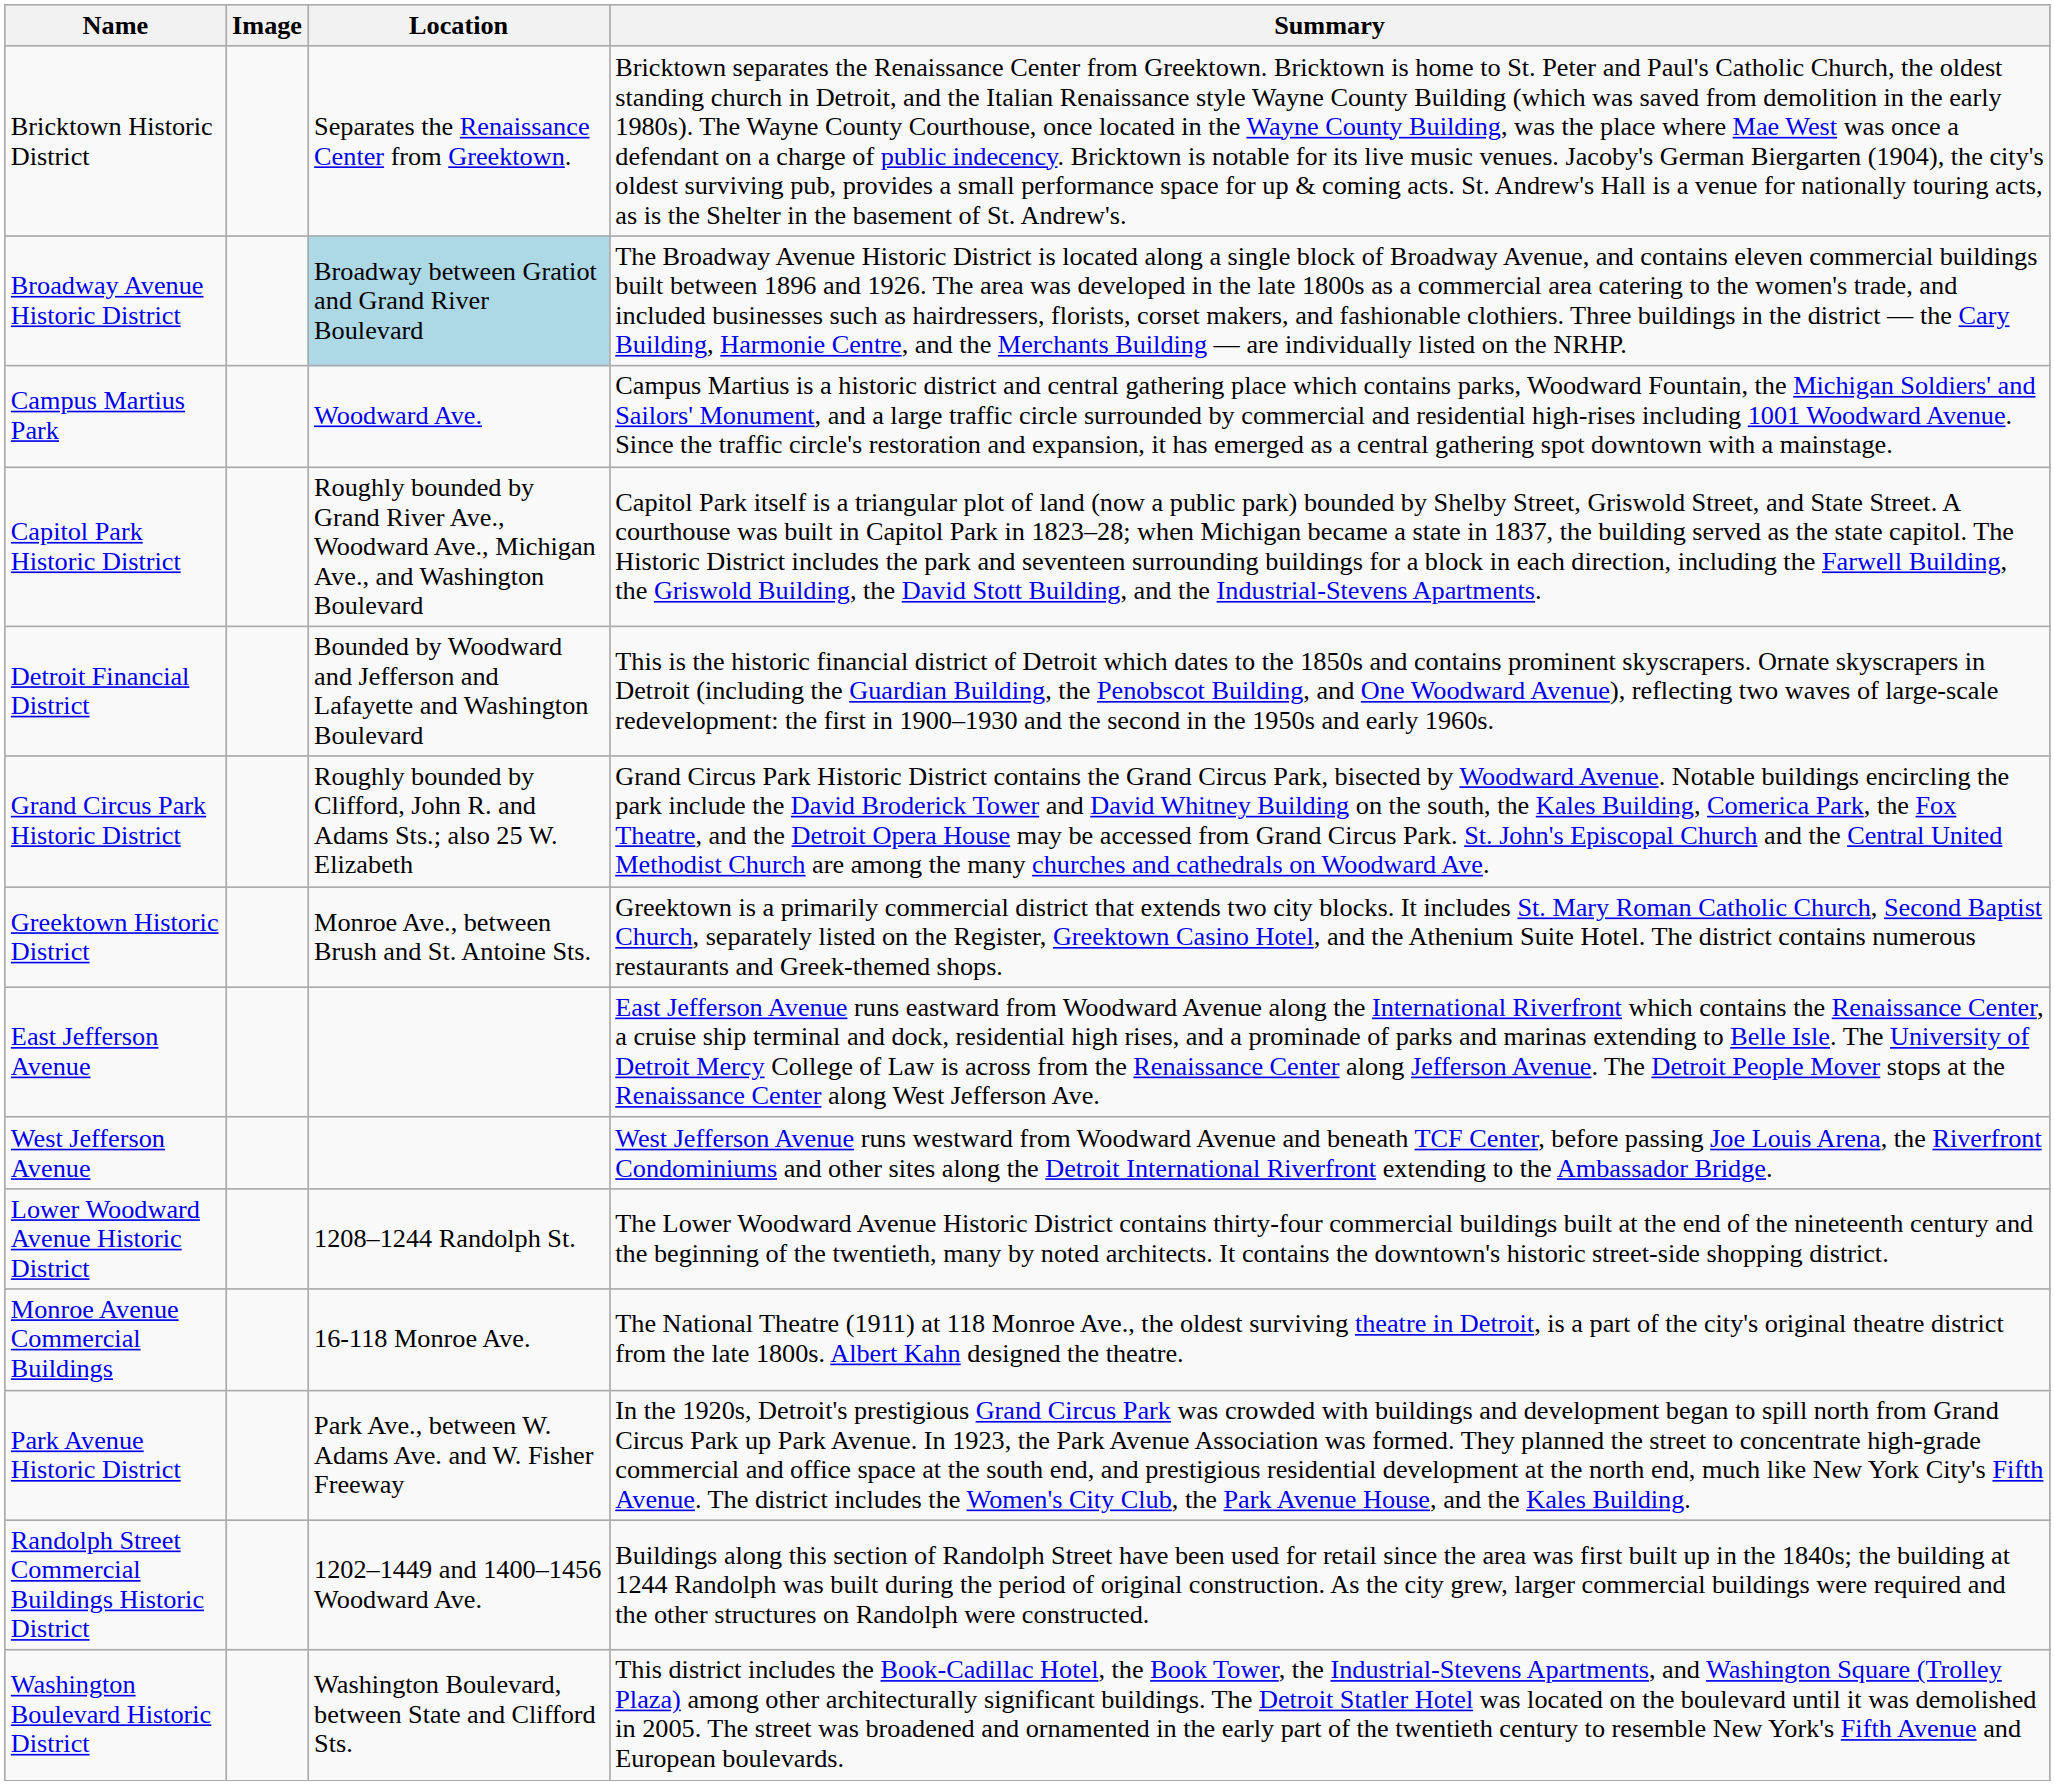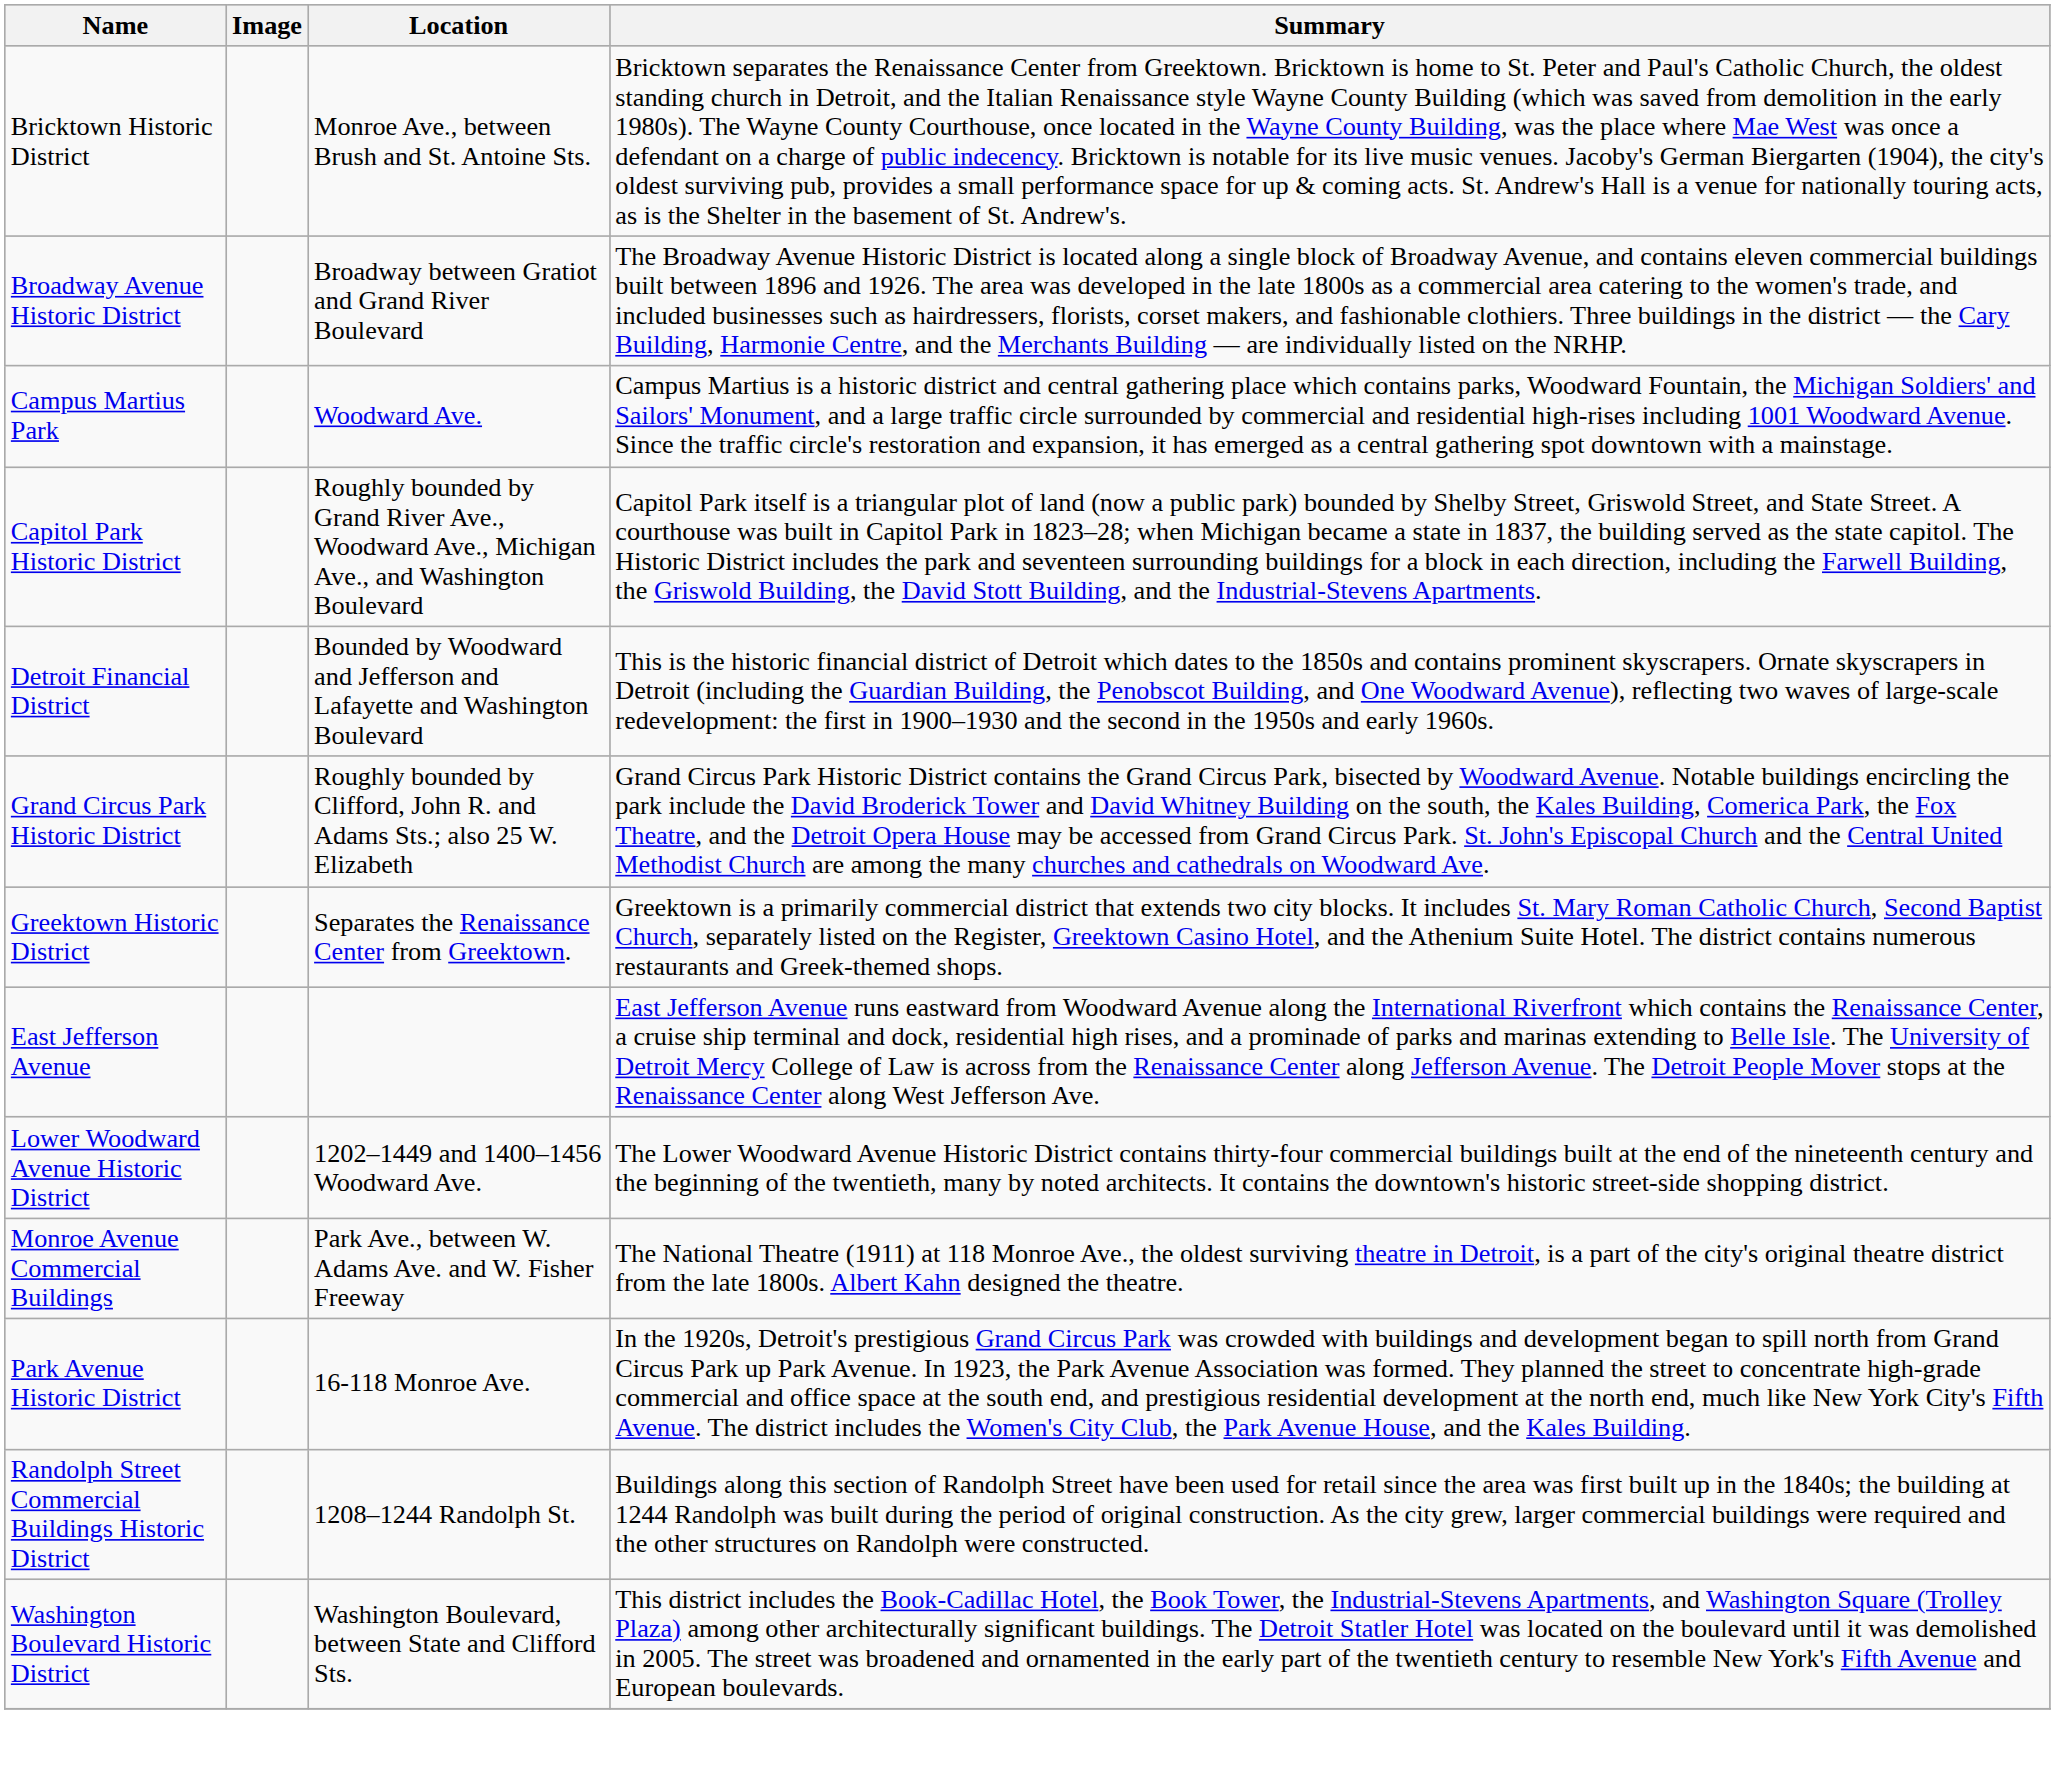(452, 140) Separates the Renaissance Center from Greektown. -> (453, 140) Monroe Ave., between Brush and St. Antoine Sts.
(455, 300) lightblue background -> (455, 300) no background
(453, 936) Monroe Ave., between Brush and St. Antoine Sts. -> (452, 936) Separates the Renaissance Center from Greektown.
- row: (88, 1152)
(445, 1238) 1208–1244 Randolph St. -> (458, 1167) 1202–1449 and 1400–1456 Woodward Ave.
(422, 1339) 16-118 Monroe Ave. -> (454, 1268) Park Ave., between W. Adams Ave. and W. Fisher Freeway
(454, 1454) Park Ave., between W. Adams Ave. and W. Fisher Freeway -> (422, 1383) 16-118 Monroe Ave.
(458, 1584) 1202–1449 and 1400–1456 Woodward Ave. -> (445, 1513) 1208–1244 Randolph St.
